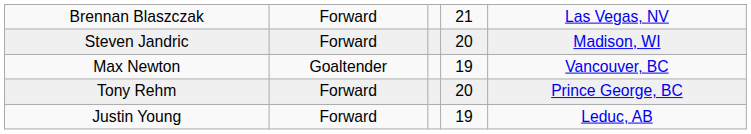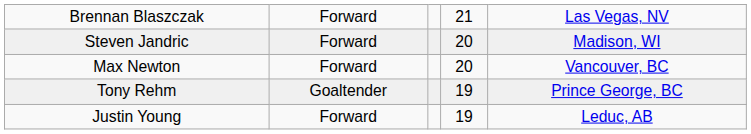(348, 66) Goaltender -> (348, 66) Forward
(464, 66) 19 -> (464, 66) 20
(348, 91) Forward -> (348, 91) Goaltender
(464, 91) 20 -> (464, 91) 19
